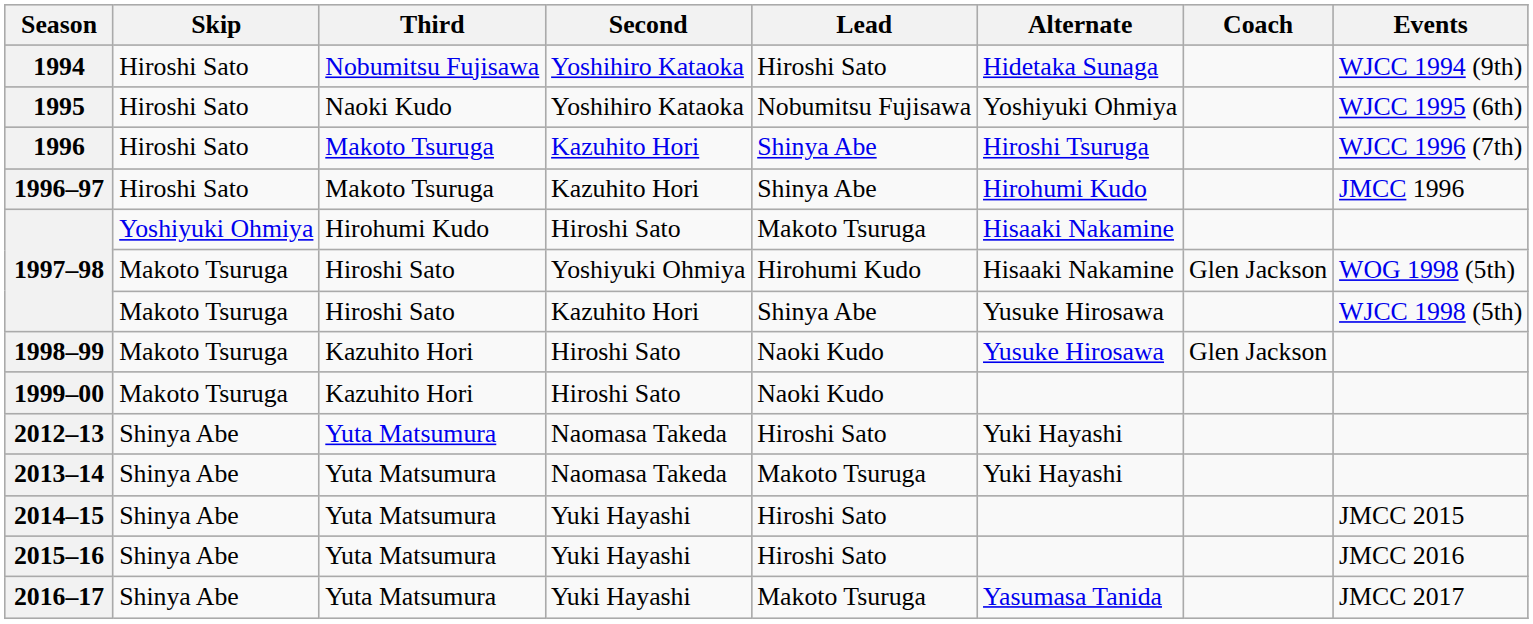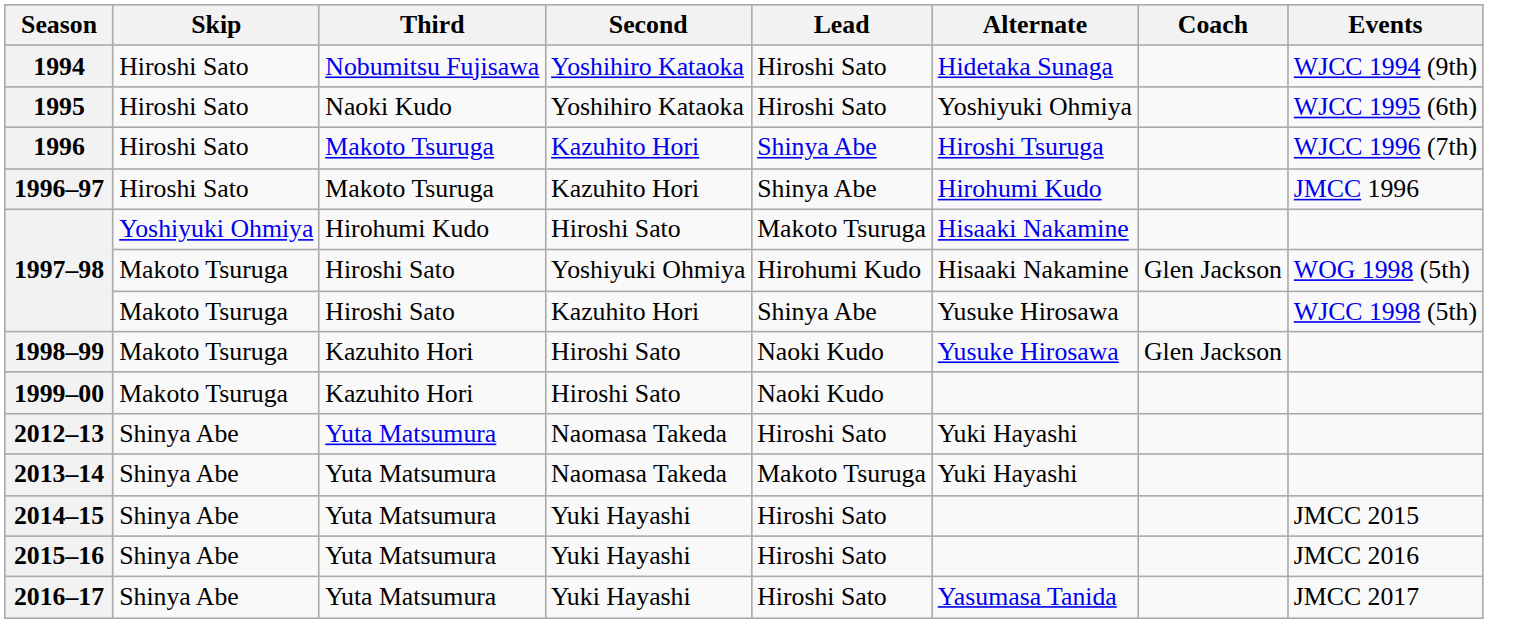(864, 106) Nobumitsu Fujisawa -> (822, 106) Hiroshi Sato
(842, 596) Makoto Tsuruga -> (822, 596) Hiroshi Sato
